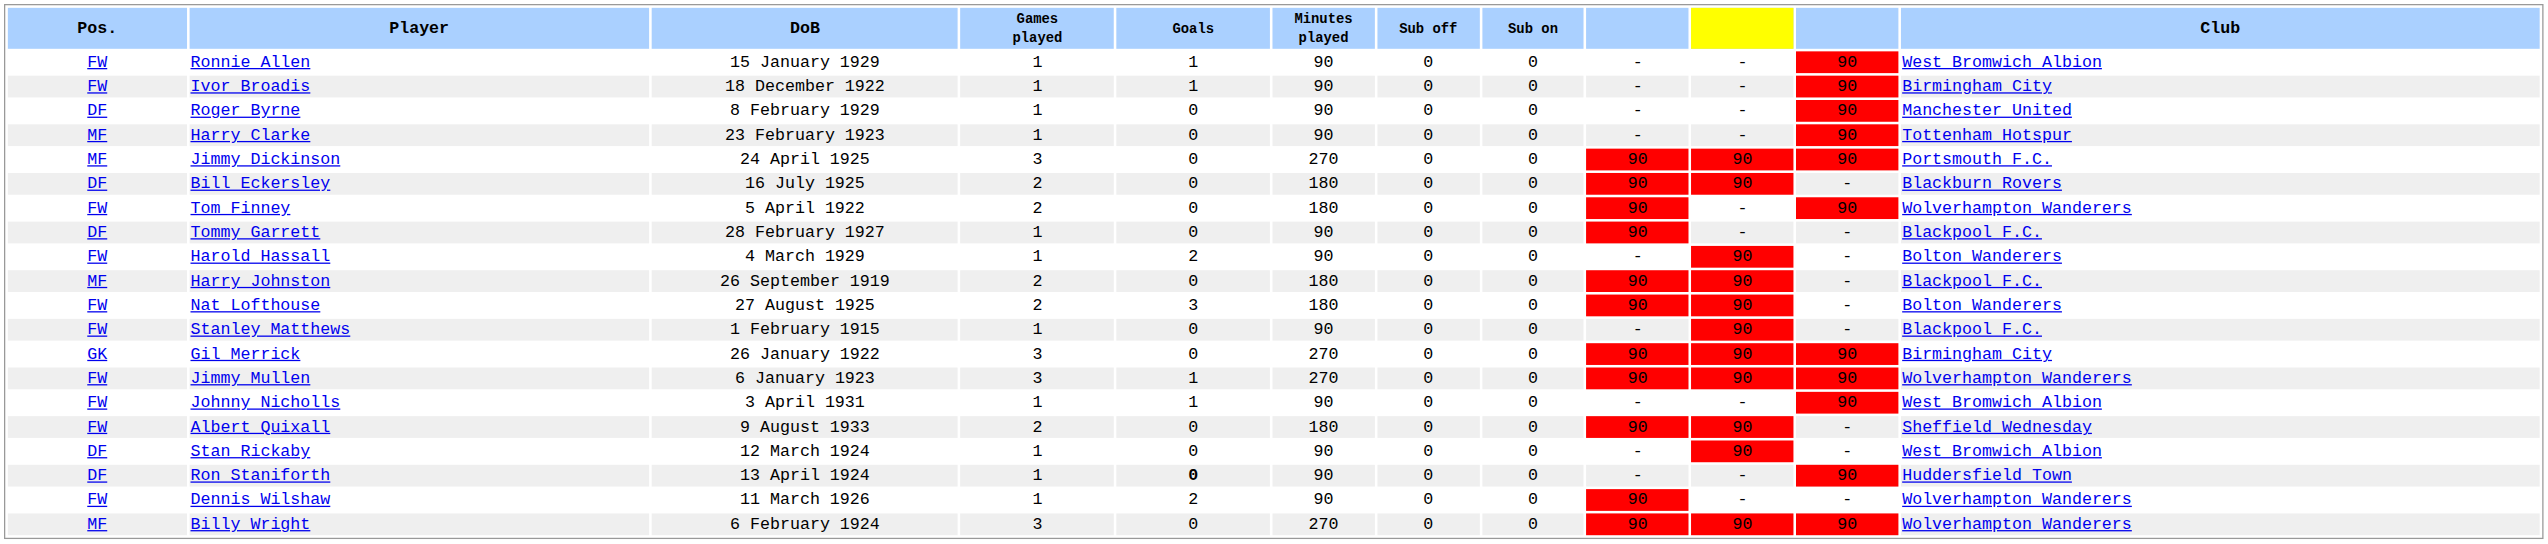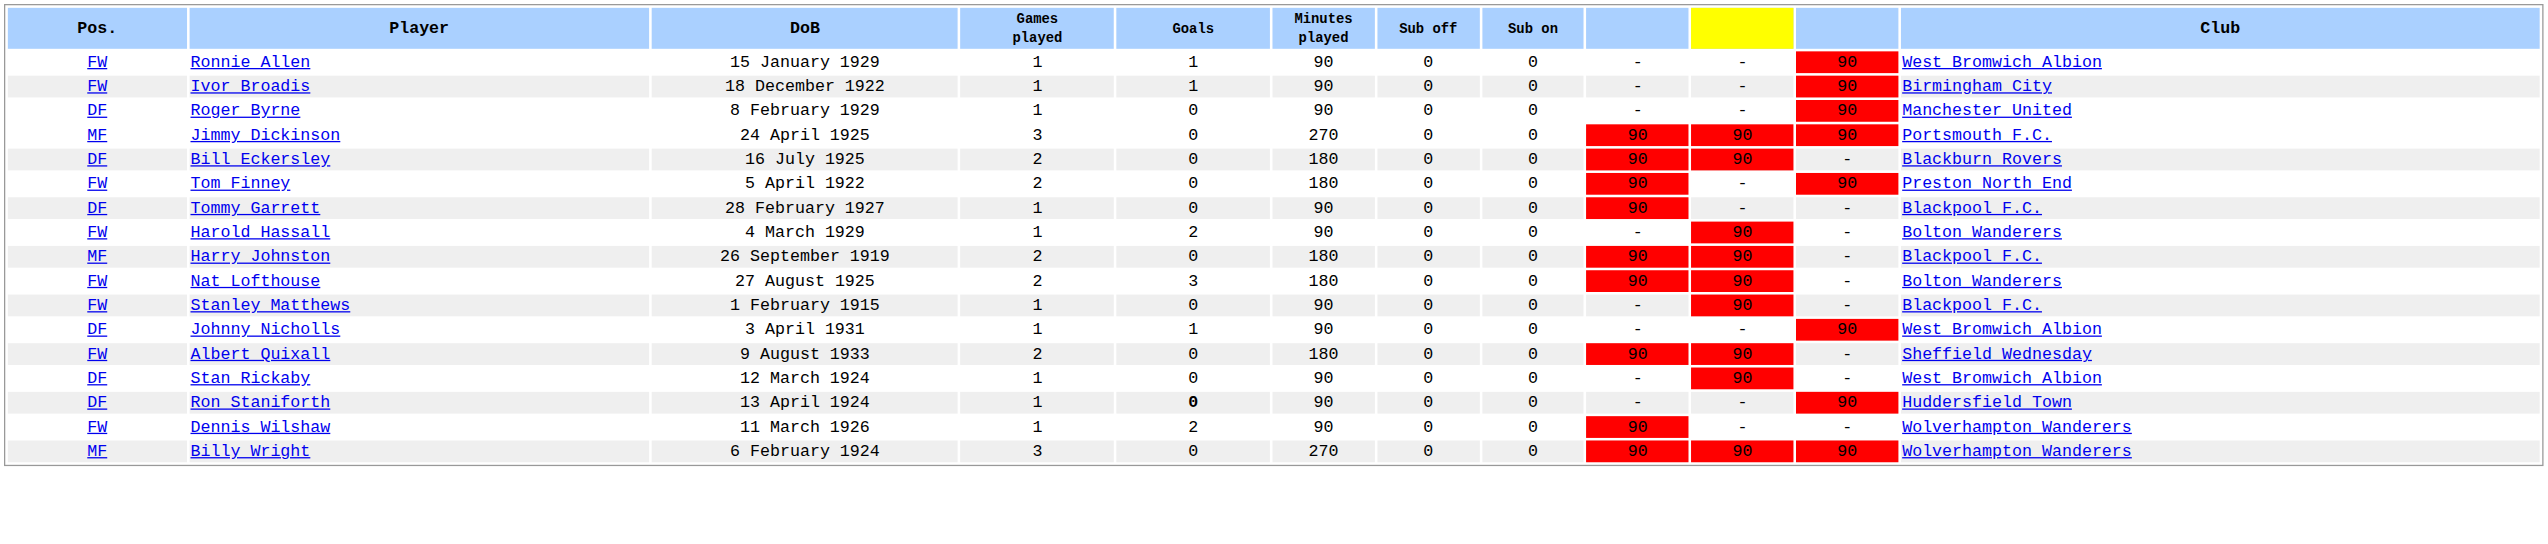- row: (250, 135)
(2017, 208) Wolverhampton Wanderers -> (1987, 184) Preston North End
- row: (245, 354)
- row: (250, 378)
(97, 403) FW -> (97, 330) DF
